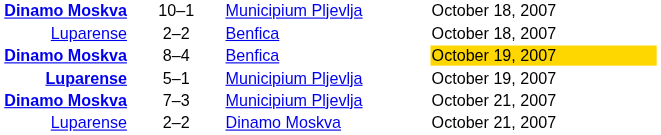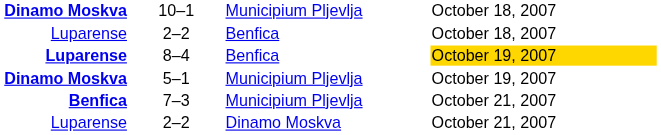(66, 56) Dinamo Moskva -> (86, 56) Luparense
(86, 78) Luparense -> (66, 78) Dinamo Moskva
(66, 100) Dinamo Moskva -> (98, 100) Benfica
